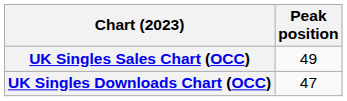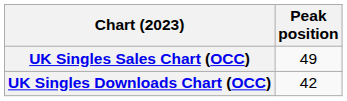(308, 83) 47 -> (308, 83) 42
